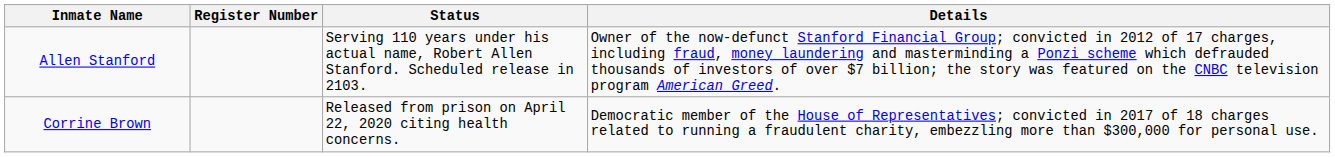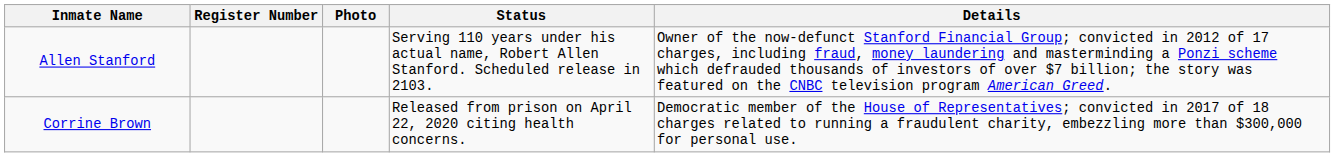+ column: (356, 16)
